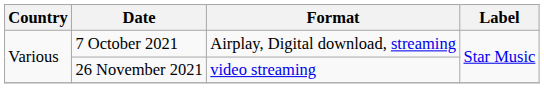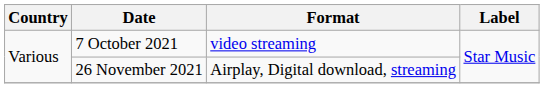(333, 43) Airplay, Digital download, streaming -> (263, 43) video streaming
(263, 69) video streaming -> (333, 69) Airplay, Digital download, streaming
